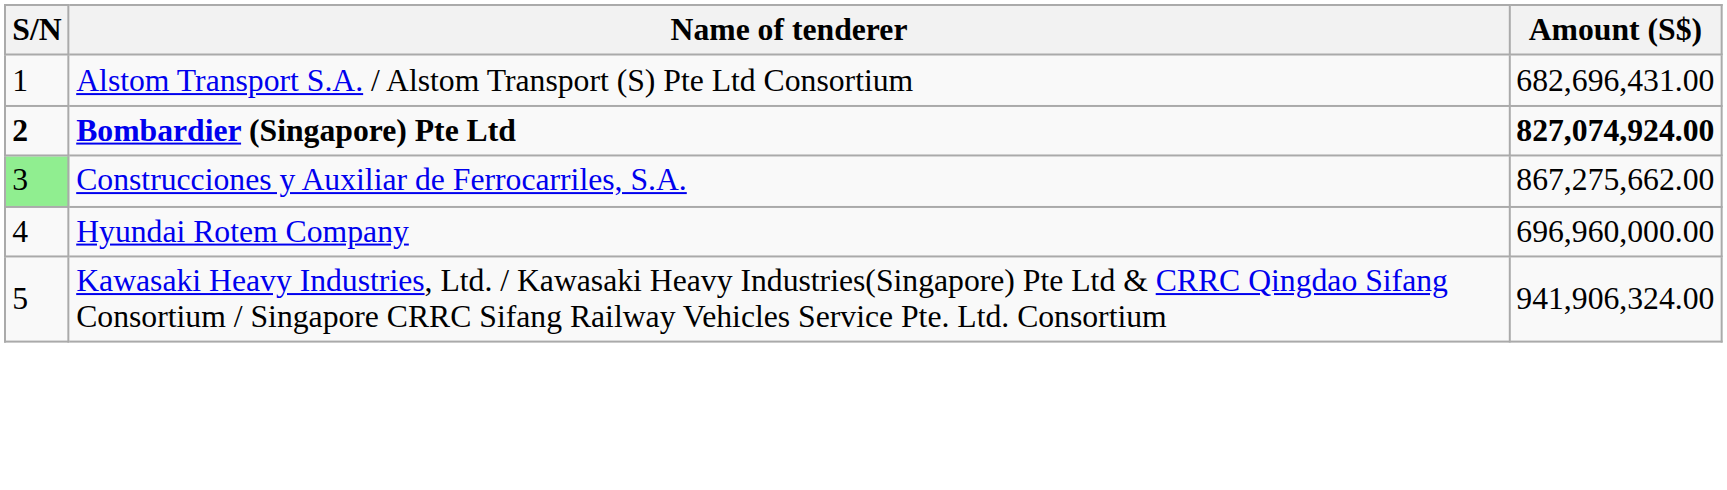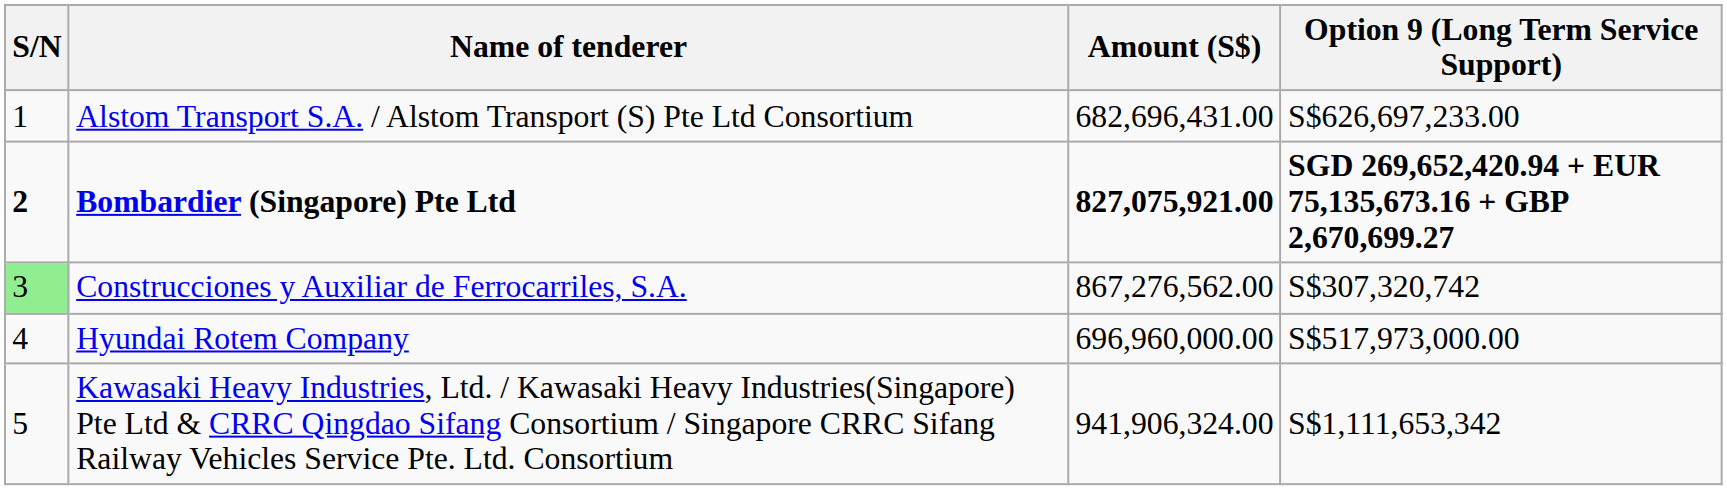+ column: (1501, 47)
(1615, 130) 827,074,924.00 -> (1175, 201) 827,075,921.00
(1615, 180) 867,275,662.00 -> (1175, 287) 867,276,562.00
